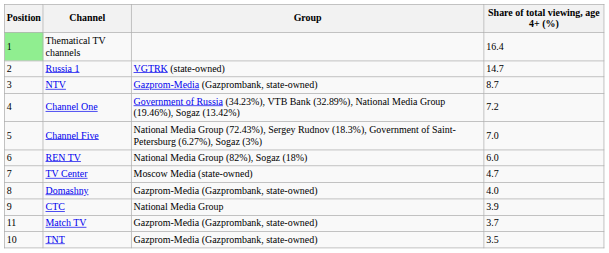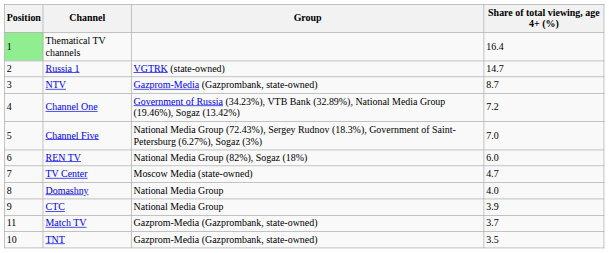(226, 191) Gazprom-Media (Gazprombank, state-owned) -> (179, 191) National Media Group
